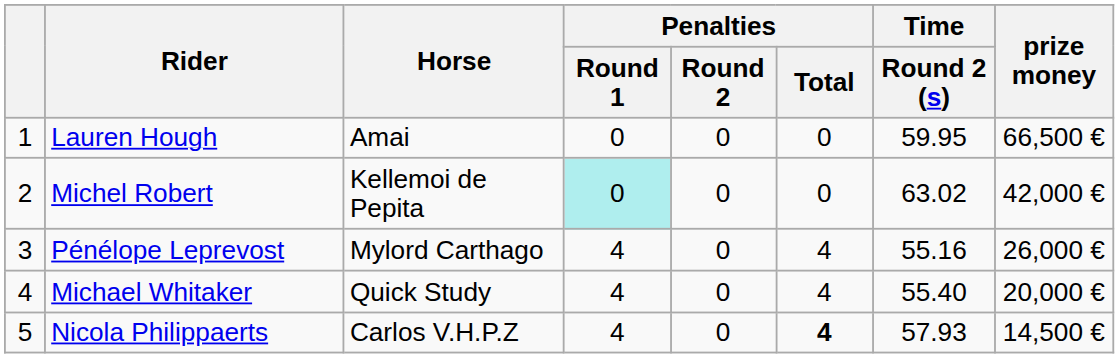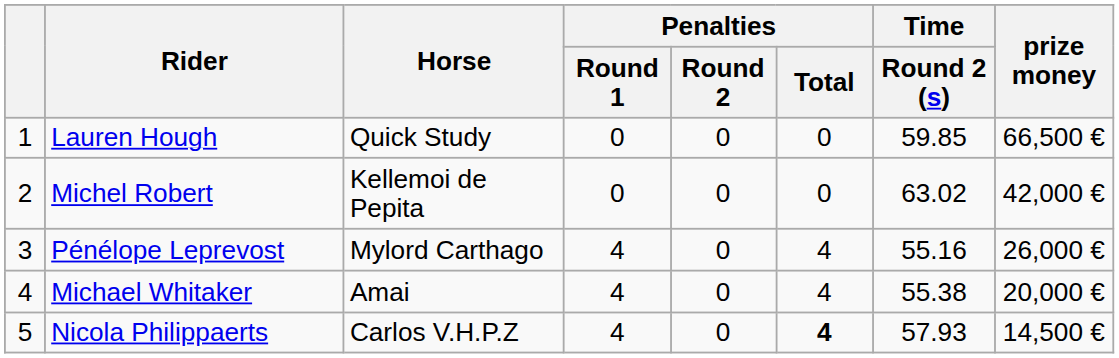(380, 138) Amai -> (420, 138) Quick Study
(934, 138) 59.95 -> (934, 138) 59.85
(617, 194) paleturquoise background -> (617, 194) no background
(420, 291) Quick Study -> (380, 291) Amai
(934, 291) 55.40 -> (934, 291) 55.38
